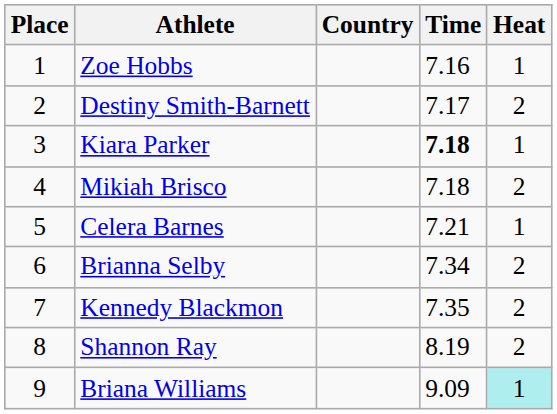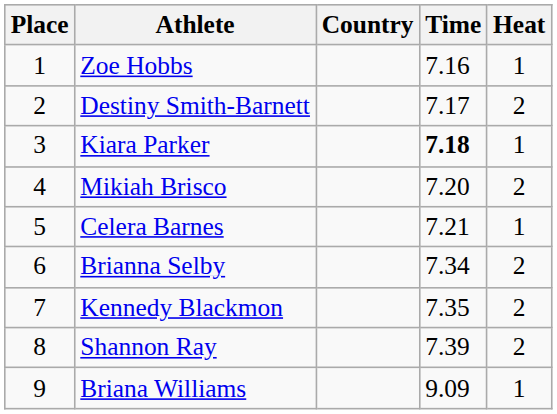(448, 186) 7.18 -> (448, 186) 7.20
(448, 347) 8.19 -> (448, 347) 7.39
(519, 387) paleturquoise background -> (519, 387) no background
